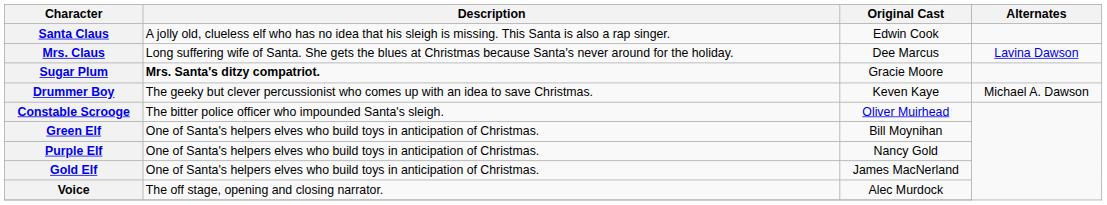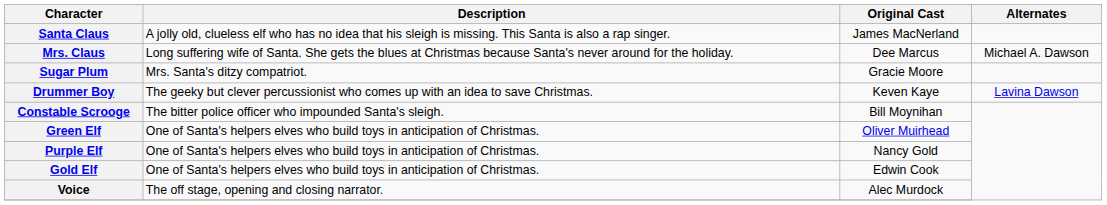(906, 33) Edwin Cook -> (906, 33) James MacNerland
(1036, 53) Lavina Dawson -> (1036, 53) Michael A. Dawson
(233, 72) bold -> (226, 72) normal
(1036, 92) Michael A. Dawson -> (1036, 92) Lavina Dawson
(906, 111) Oliver Muirhead -> (906, 111) Bill Moynihan
(906, 131) Bill Moynihan -> (906, 131) Oliver Muirhead
(906, 170) James MacNerland -> (906, 170) Edwin Cook
